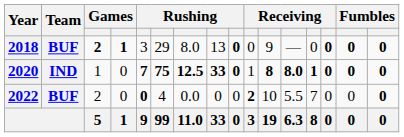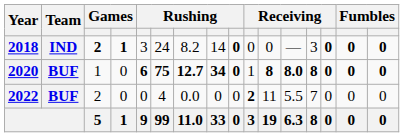(63, 47) BUF -> (63, 47) IND
(162, 47) 29 -> (162, 47) 24
(190, 47) 8.0 -> (190, 47) 8.2
(218, 47) 13 -> (218, 47) 14
(269, 47) 9 -> (269, 47) 0
(314, 47) 0 -> (314, 47) 3
(63, 71) IND -> (63, 71) BUF
(144, 71) 7 -> (144, 71) 6
(190, 71) 12.5 -> (190, 71) 12.7
(218, 71) 33 -> (218, 71) 34
(314, 71) 1 -> (314, 71) 8
(144, 95) bold -> (144, 95) normal
(269, 95) 10 -> (269, 95) 11
(383, 95) bold -> (383, 95) normal
